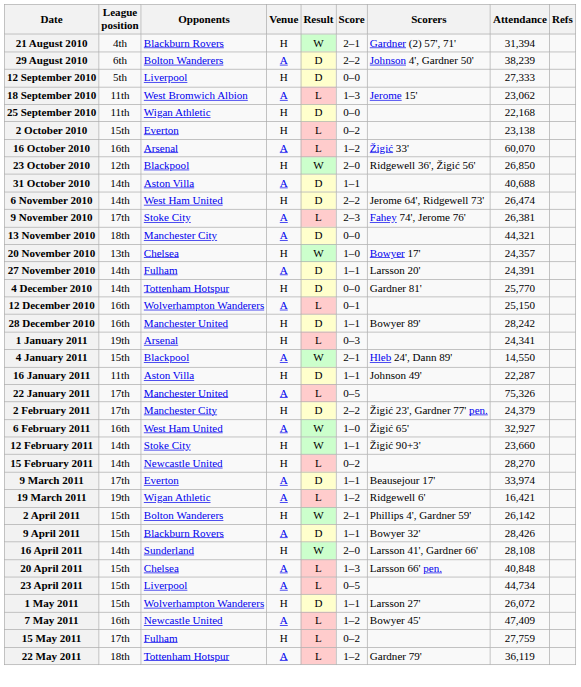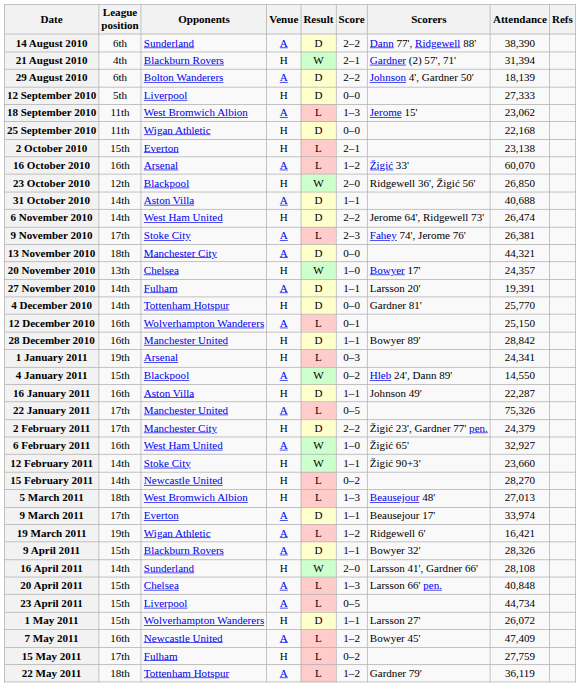+ row: (52, 43)
(520, 60) 38,239 -> (520, 78) 18,139
(352, 130) 0–2 -> (352, 148) 2–1
(520, 270) 24,391 -> (520, 288) 19,391
(520, 323) 28,242 -> (520, 340) 28,842
(352, 358) 2–1 -> (352, 375) 0–2
(120, 375) 11th -> (120, 393) 16th
+ row: (52, 498)
- row: (52, 515)
(520, 533) 28,426 -> (520, 550) 28,326
